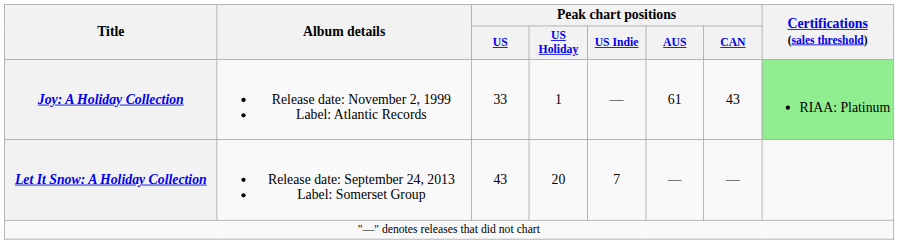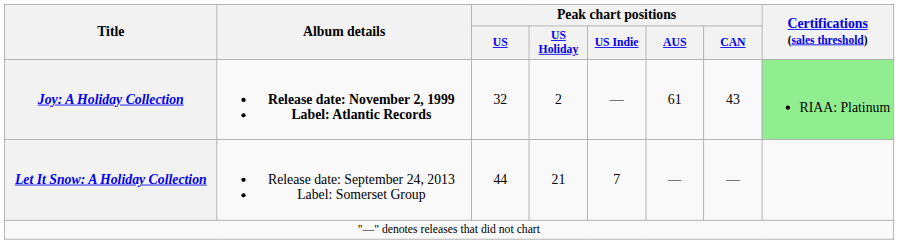(344, 107) normal -> (344, 107) bold
(500, 99) 33 -> (500, 99) 32
(558, 99) 1 -> (558, 99) 2
(500, 179) 43 -> (500, 179) 44
(558, 179) 20 -> (558, 179) 21
